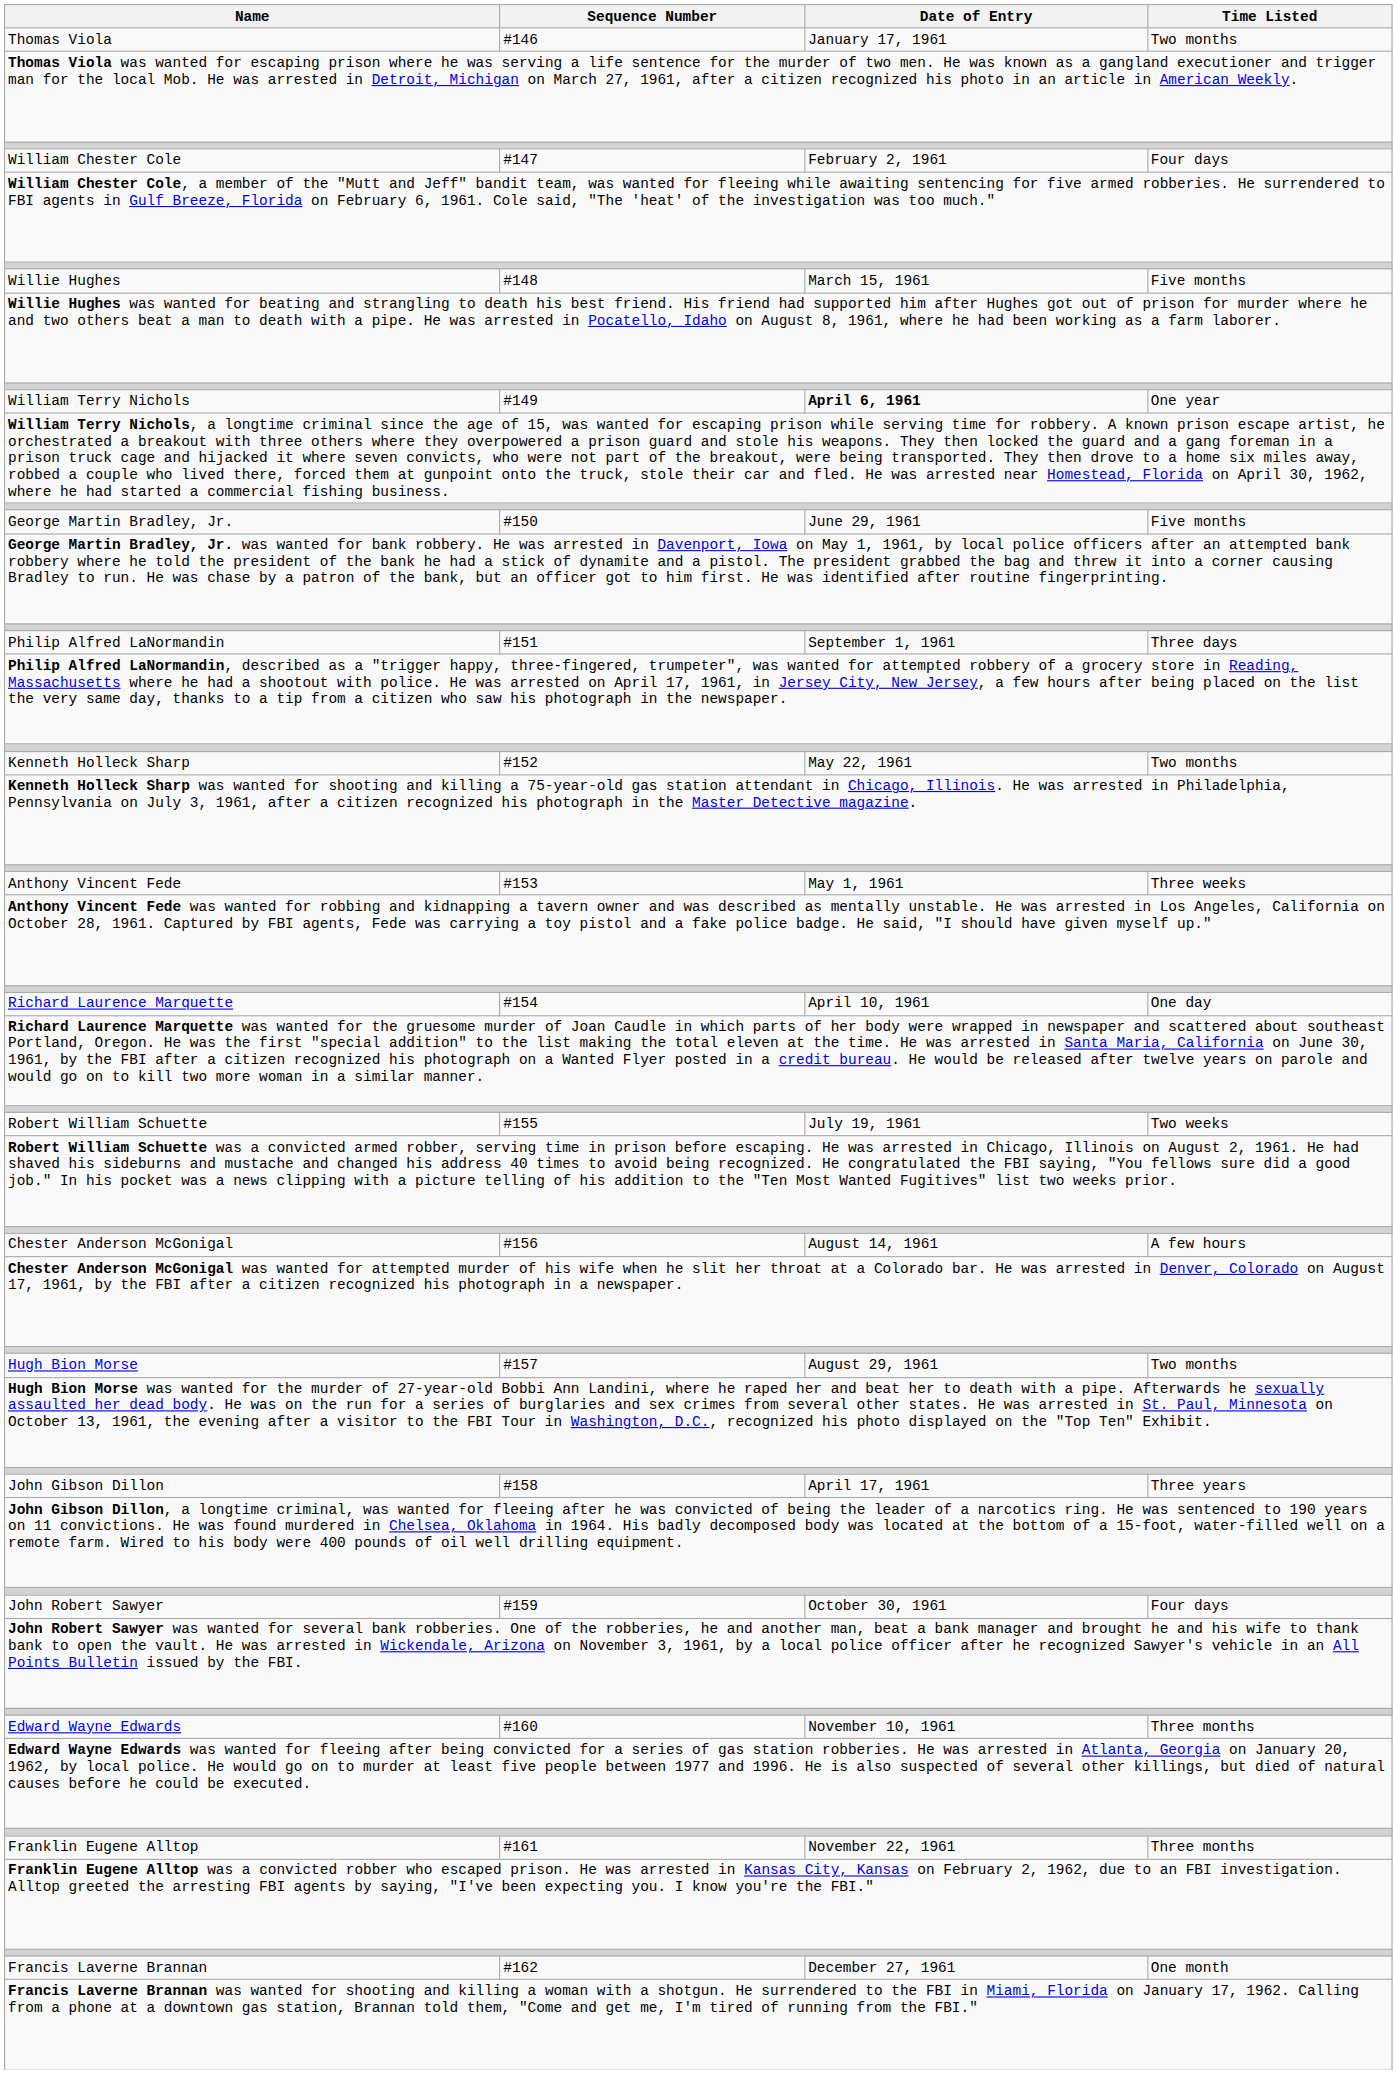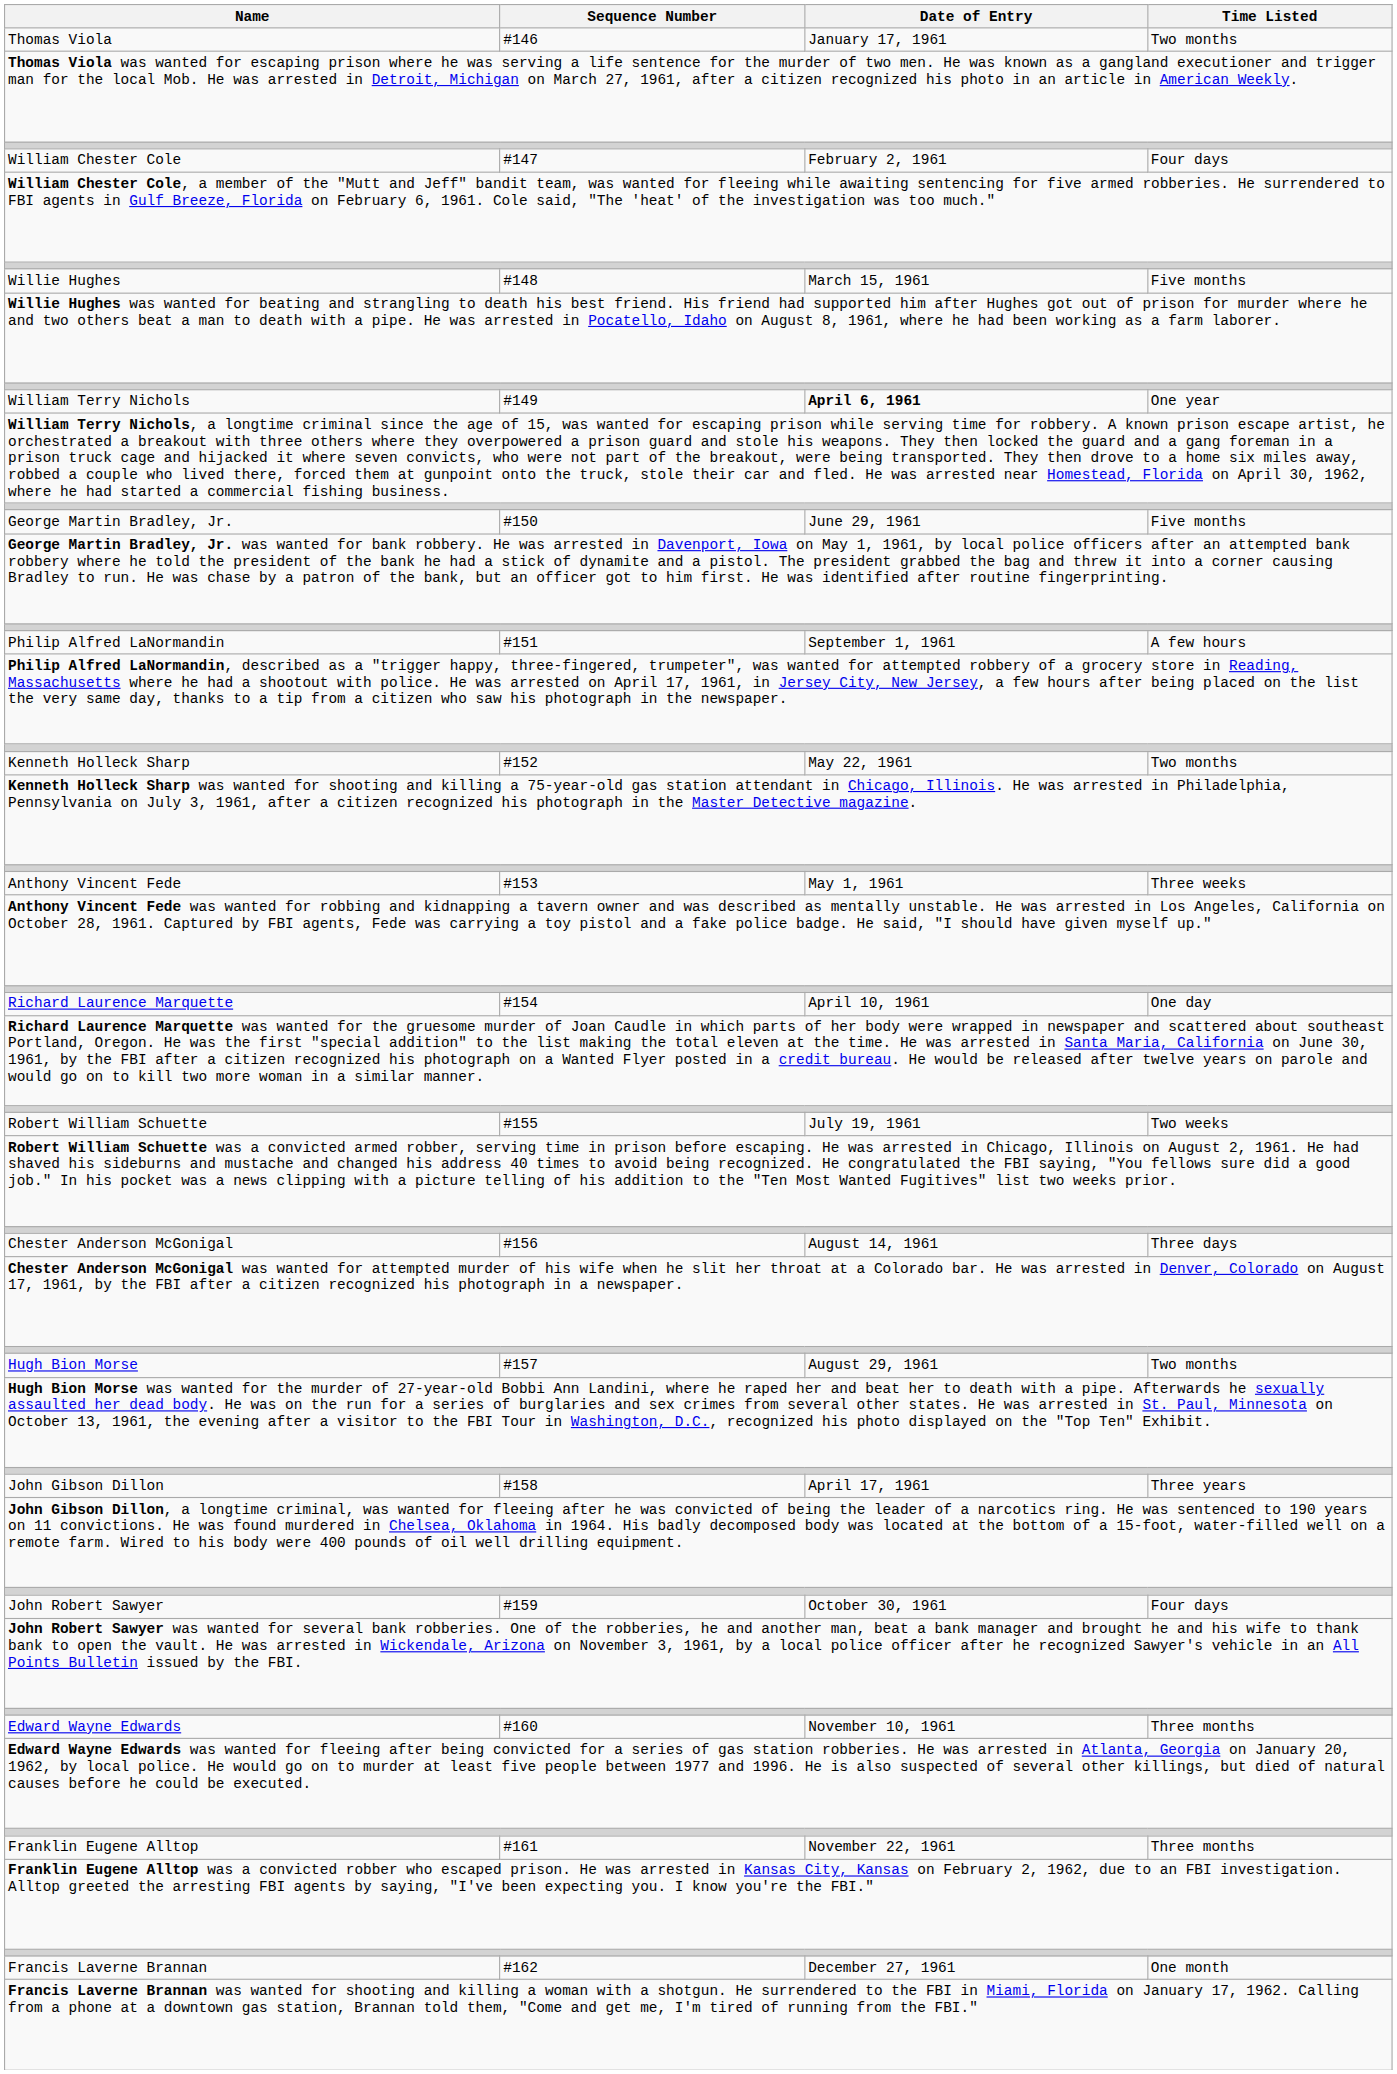(1194, 642) Three days -> (1198, 642) A few hours
(1198, 1245) A few hours -> (1194, 1245) Three days
